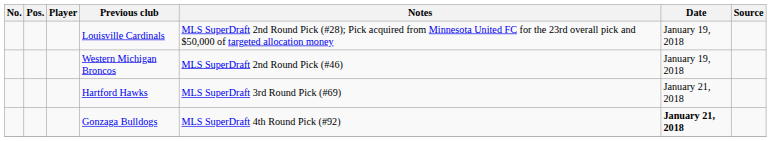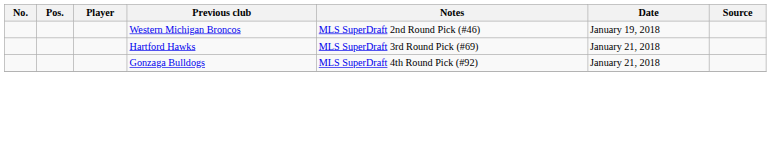- row: (123, 35)
(689, 122) bold -> (625, 63) normal
